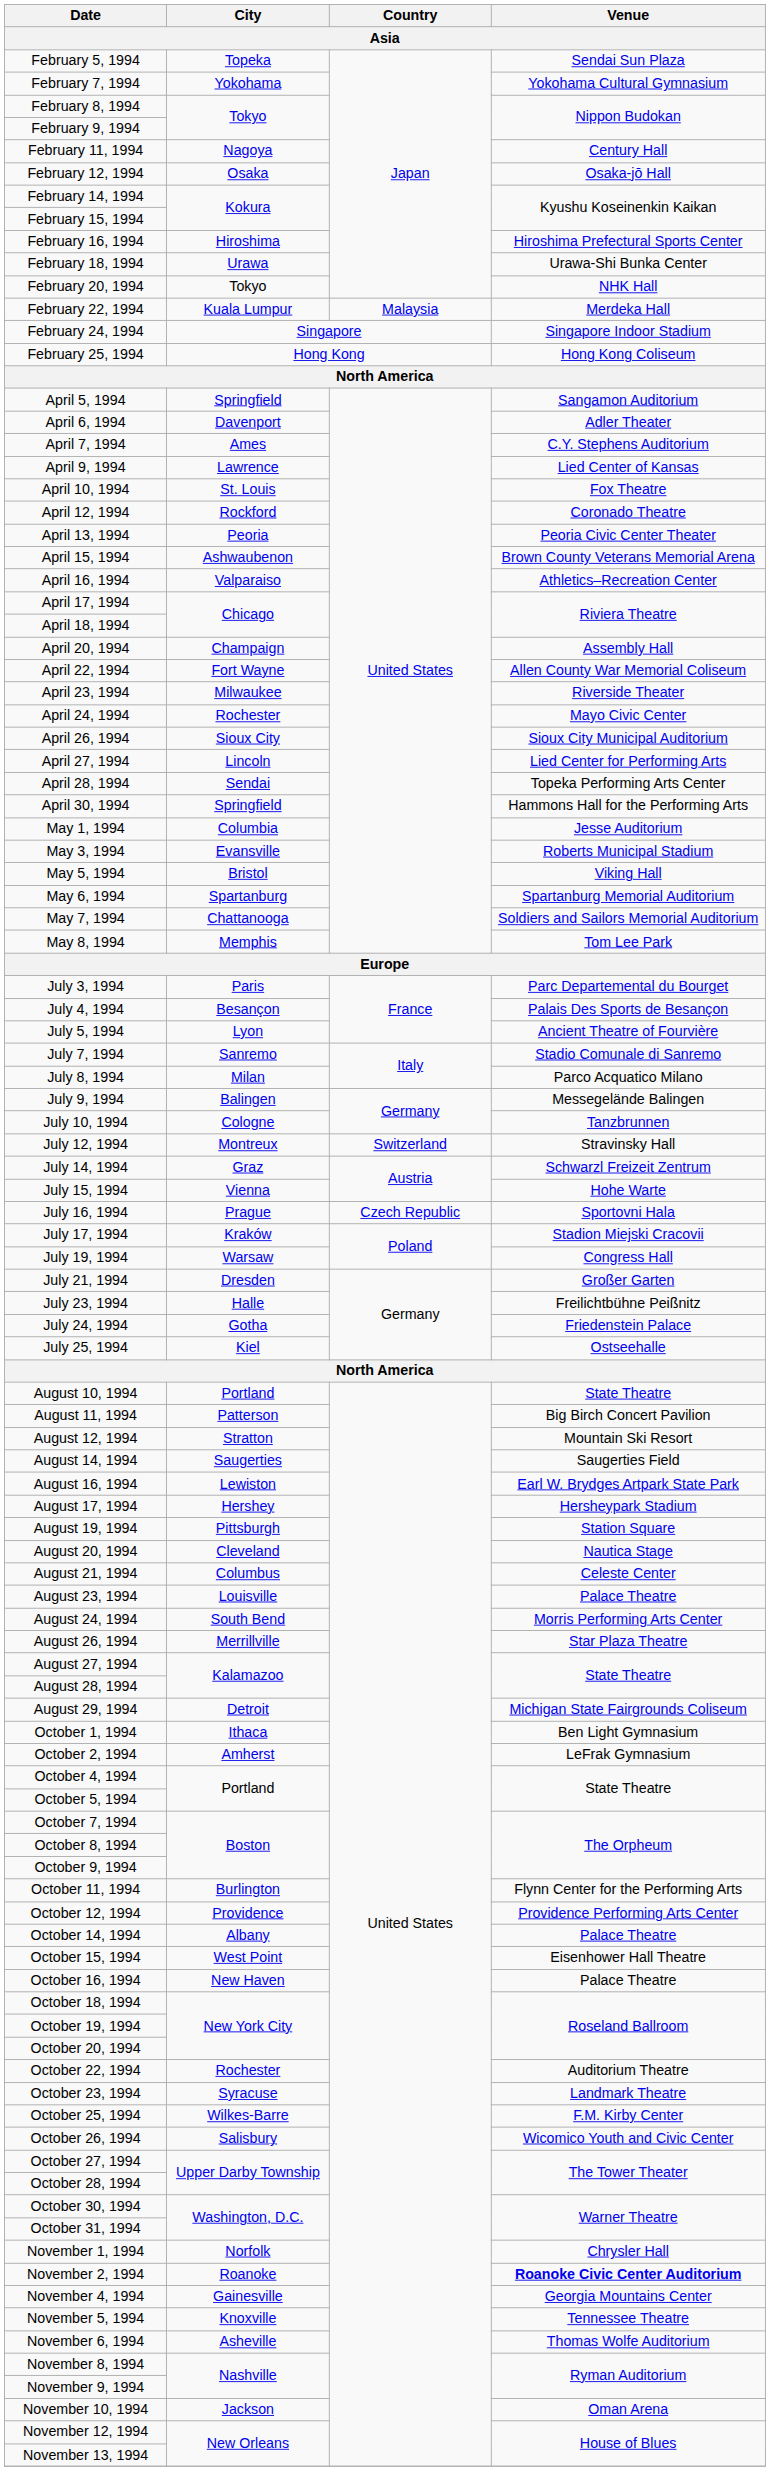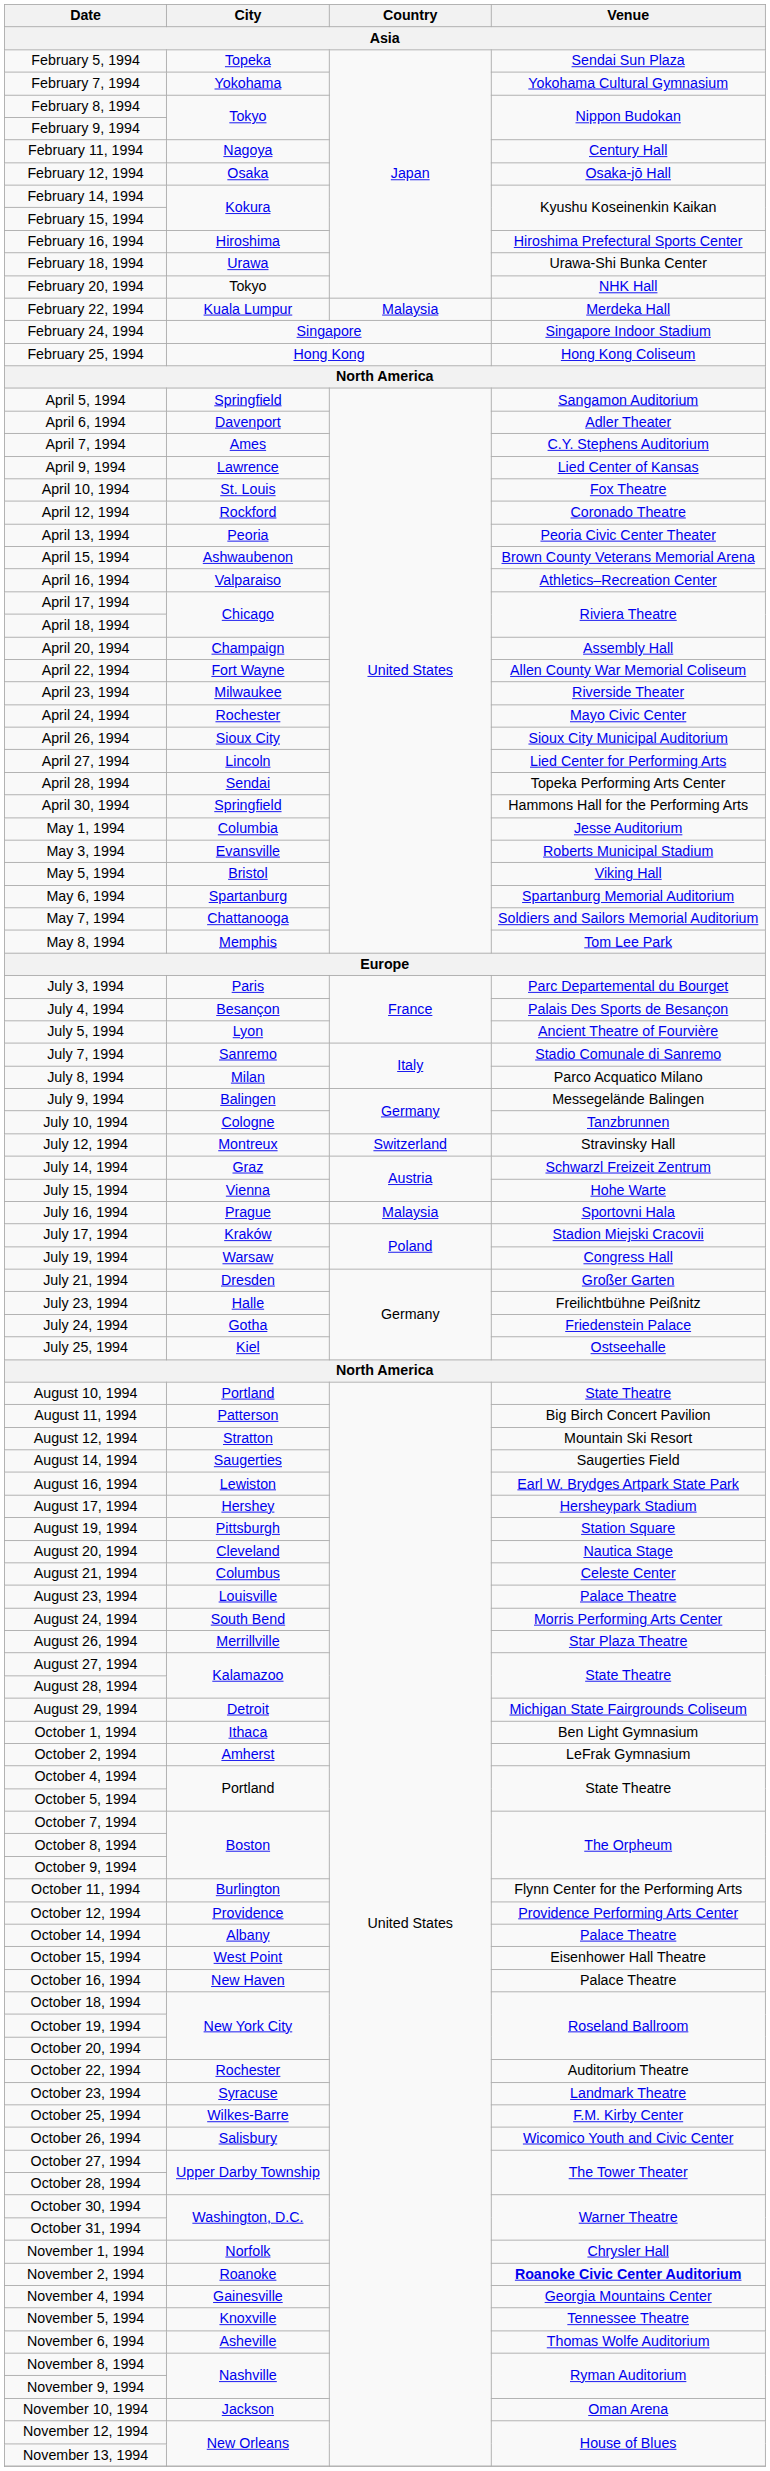(410, 1212) Czech Republic -> (410, 1212) Malaysia
